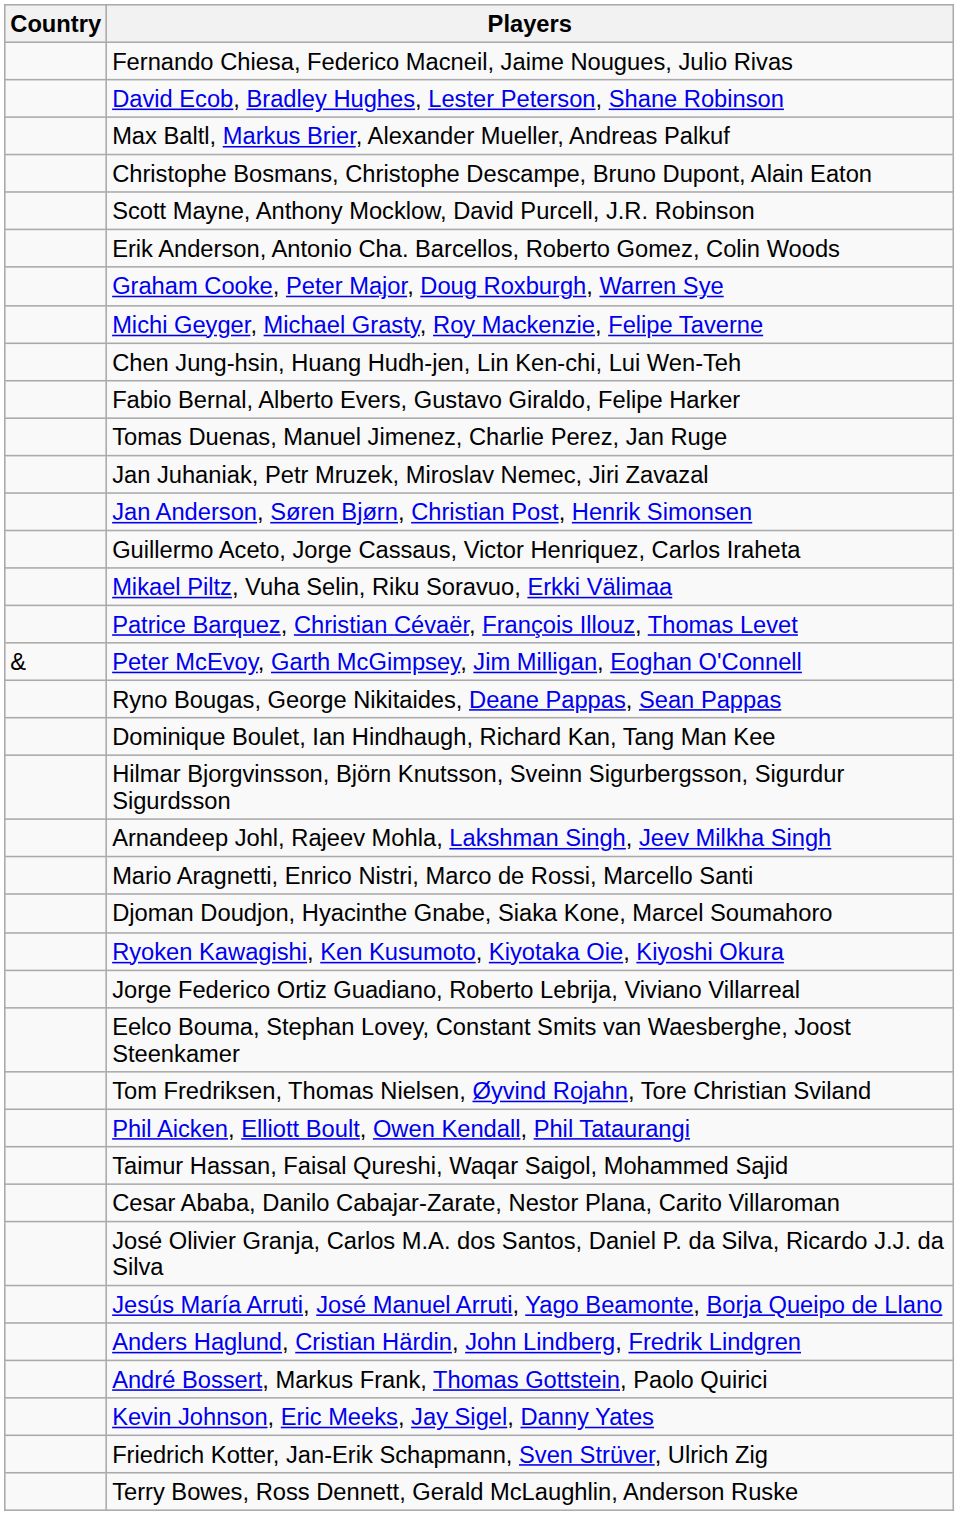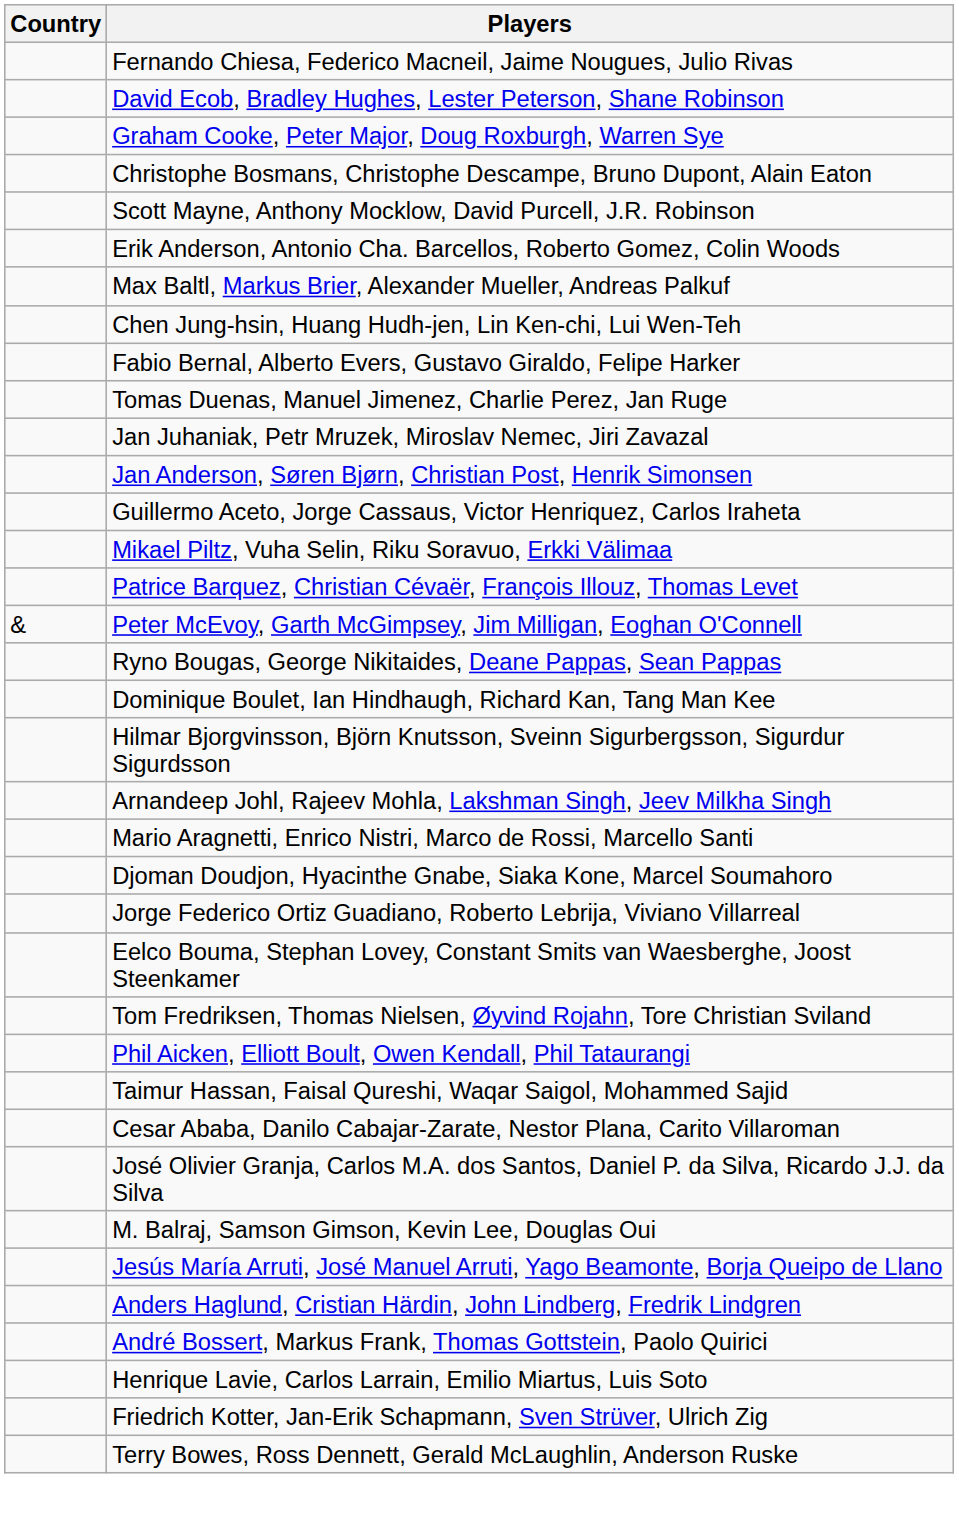rows swapped: (421, 136) <-> (418, 286)
- row: (438, 324)
- row: (448, 951)
+ row: (384, 1229)
- row: (383, 1417)
+ row: (410, 1380)
